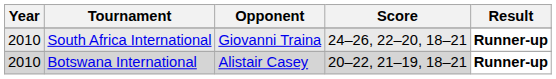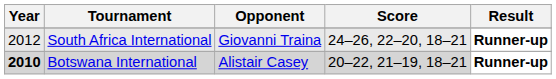(24, 40) 2010 -> (24, 40) 2012
(24, 63) normal -> (24, 63) bold
